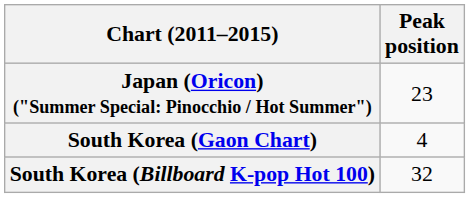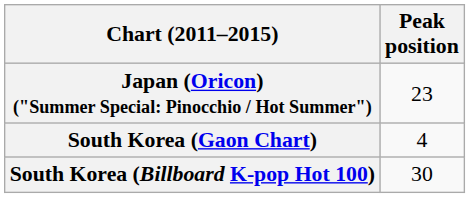(422, 174) 32 -> (422, 174) 30
